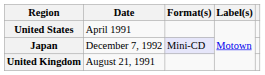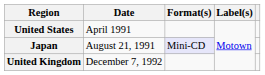(124, 45) December 7, 1992 -> (120, 45) August 21, 1991
(120, 62) August 21, 1991 -> (124, 62) December 7, 1992
